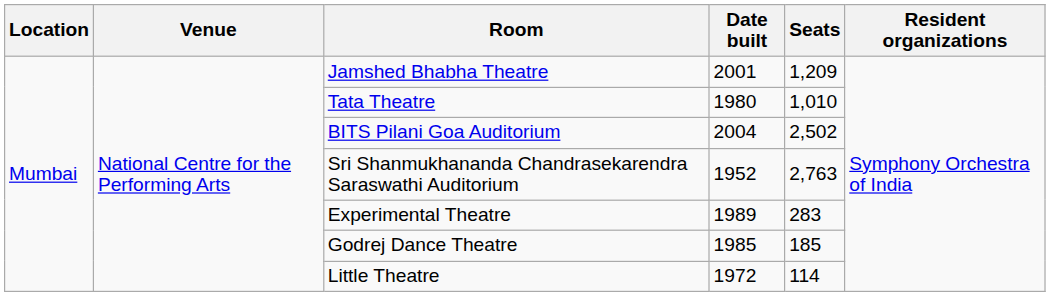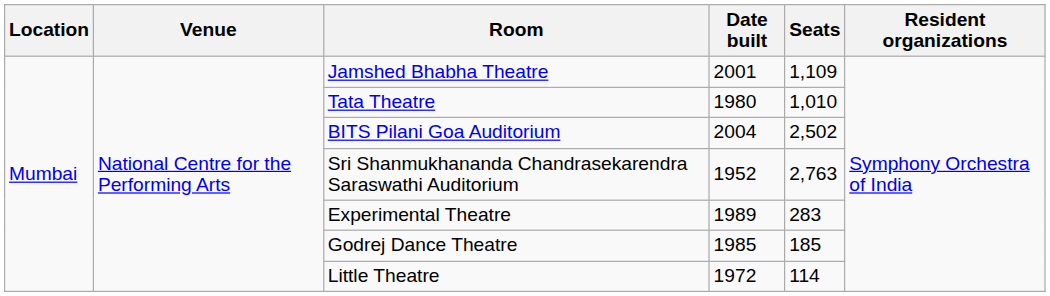(813, 71) 1,209 -> (813, 71) 1,109
